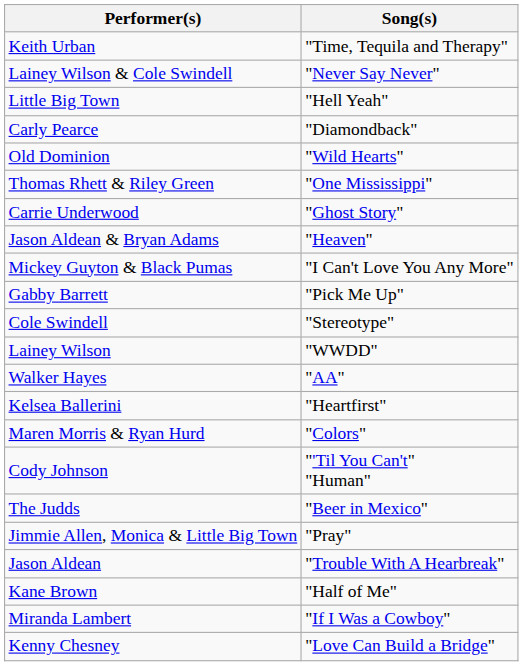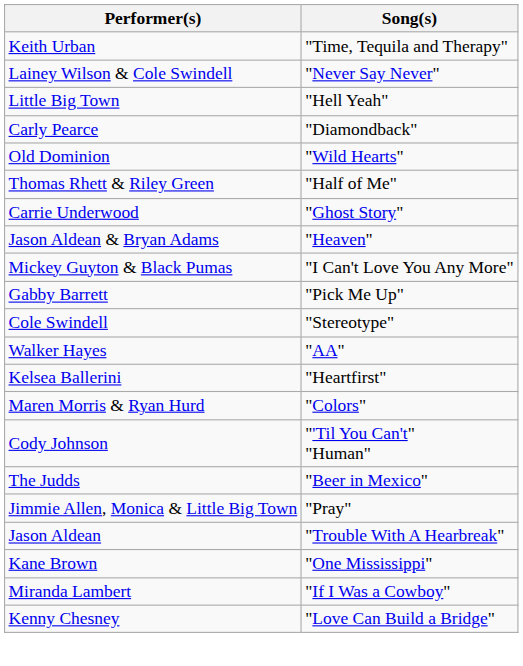(369, 184) "One Mississippi" -> (351, 184) "Half of Me"
- row: (60, 350)
(351, 591) "Half of Me" -> (369, 563) "One Mississippi"
